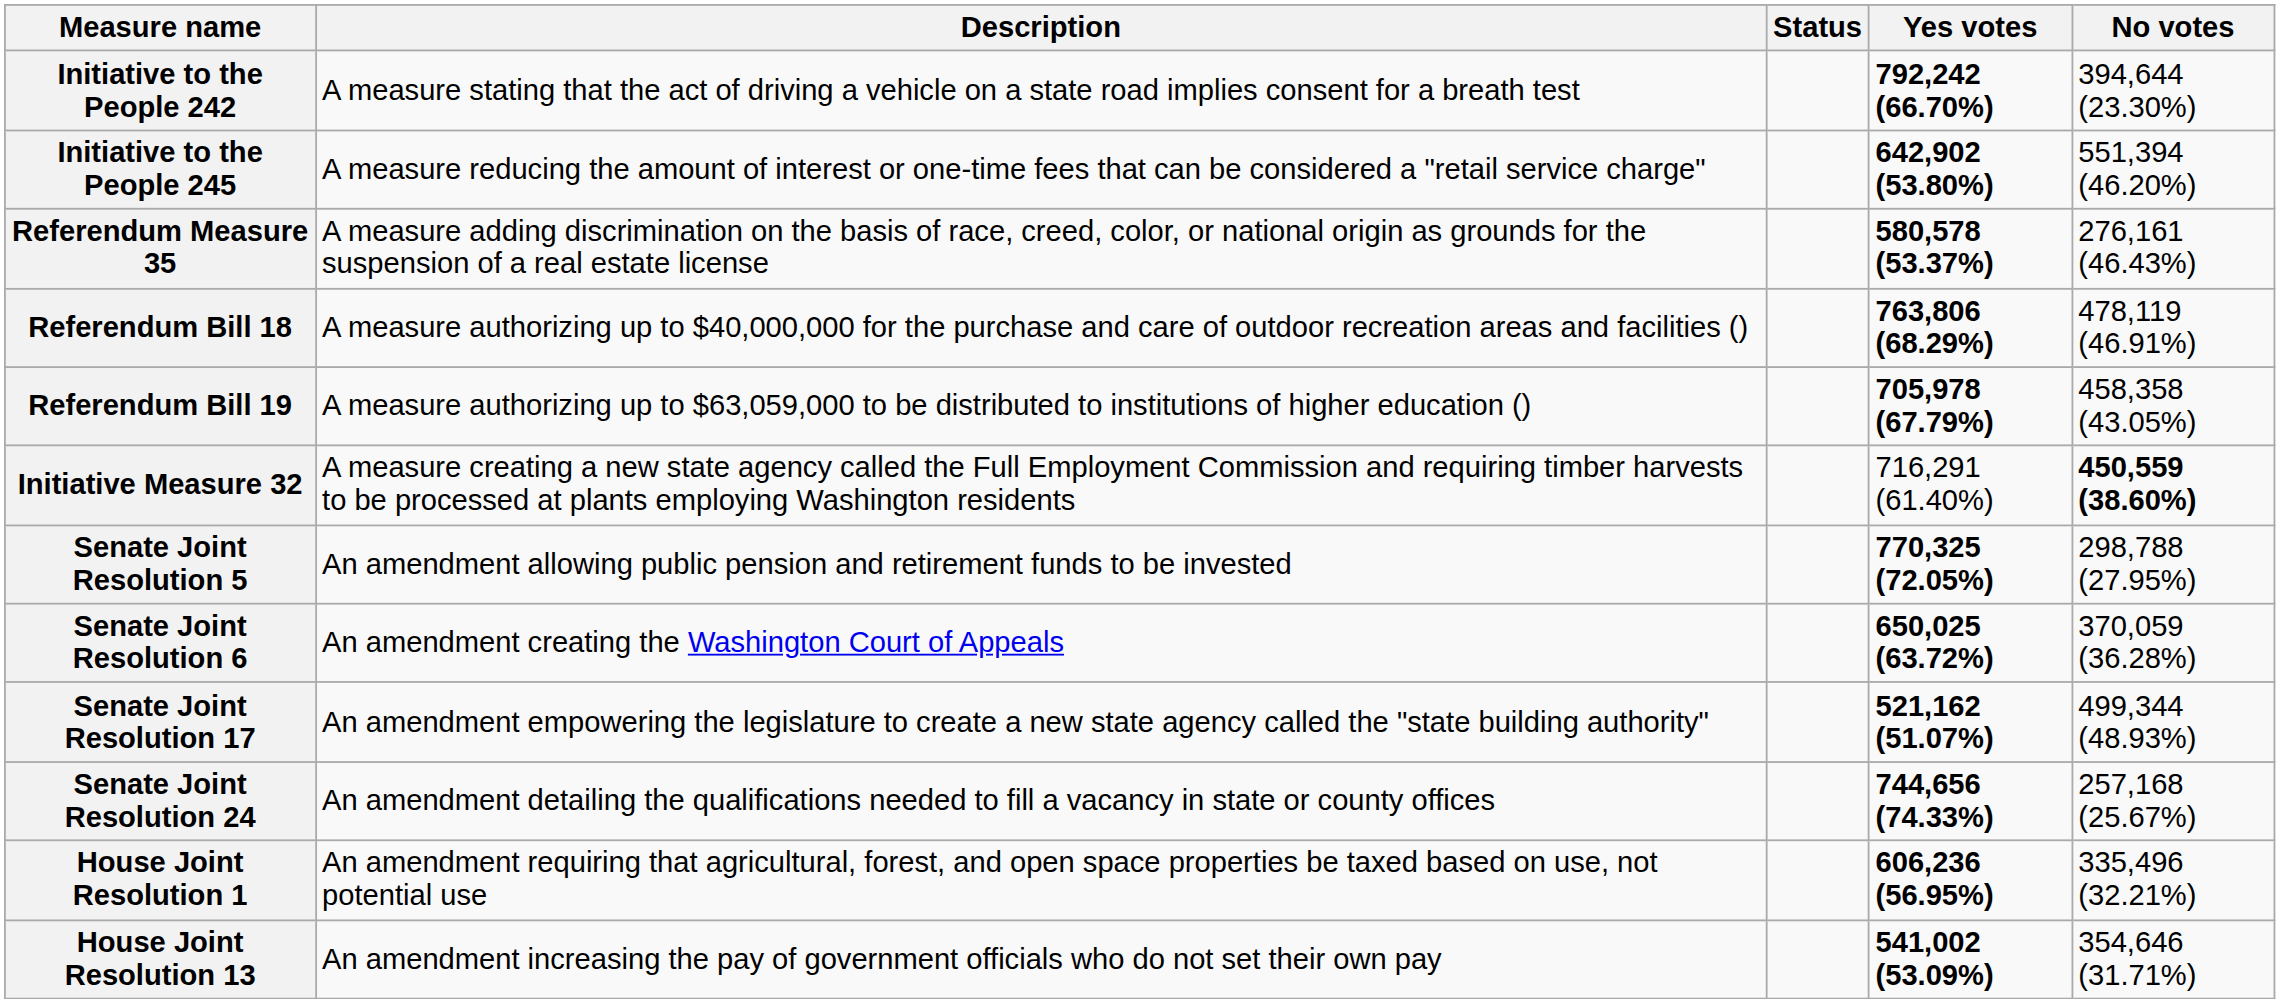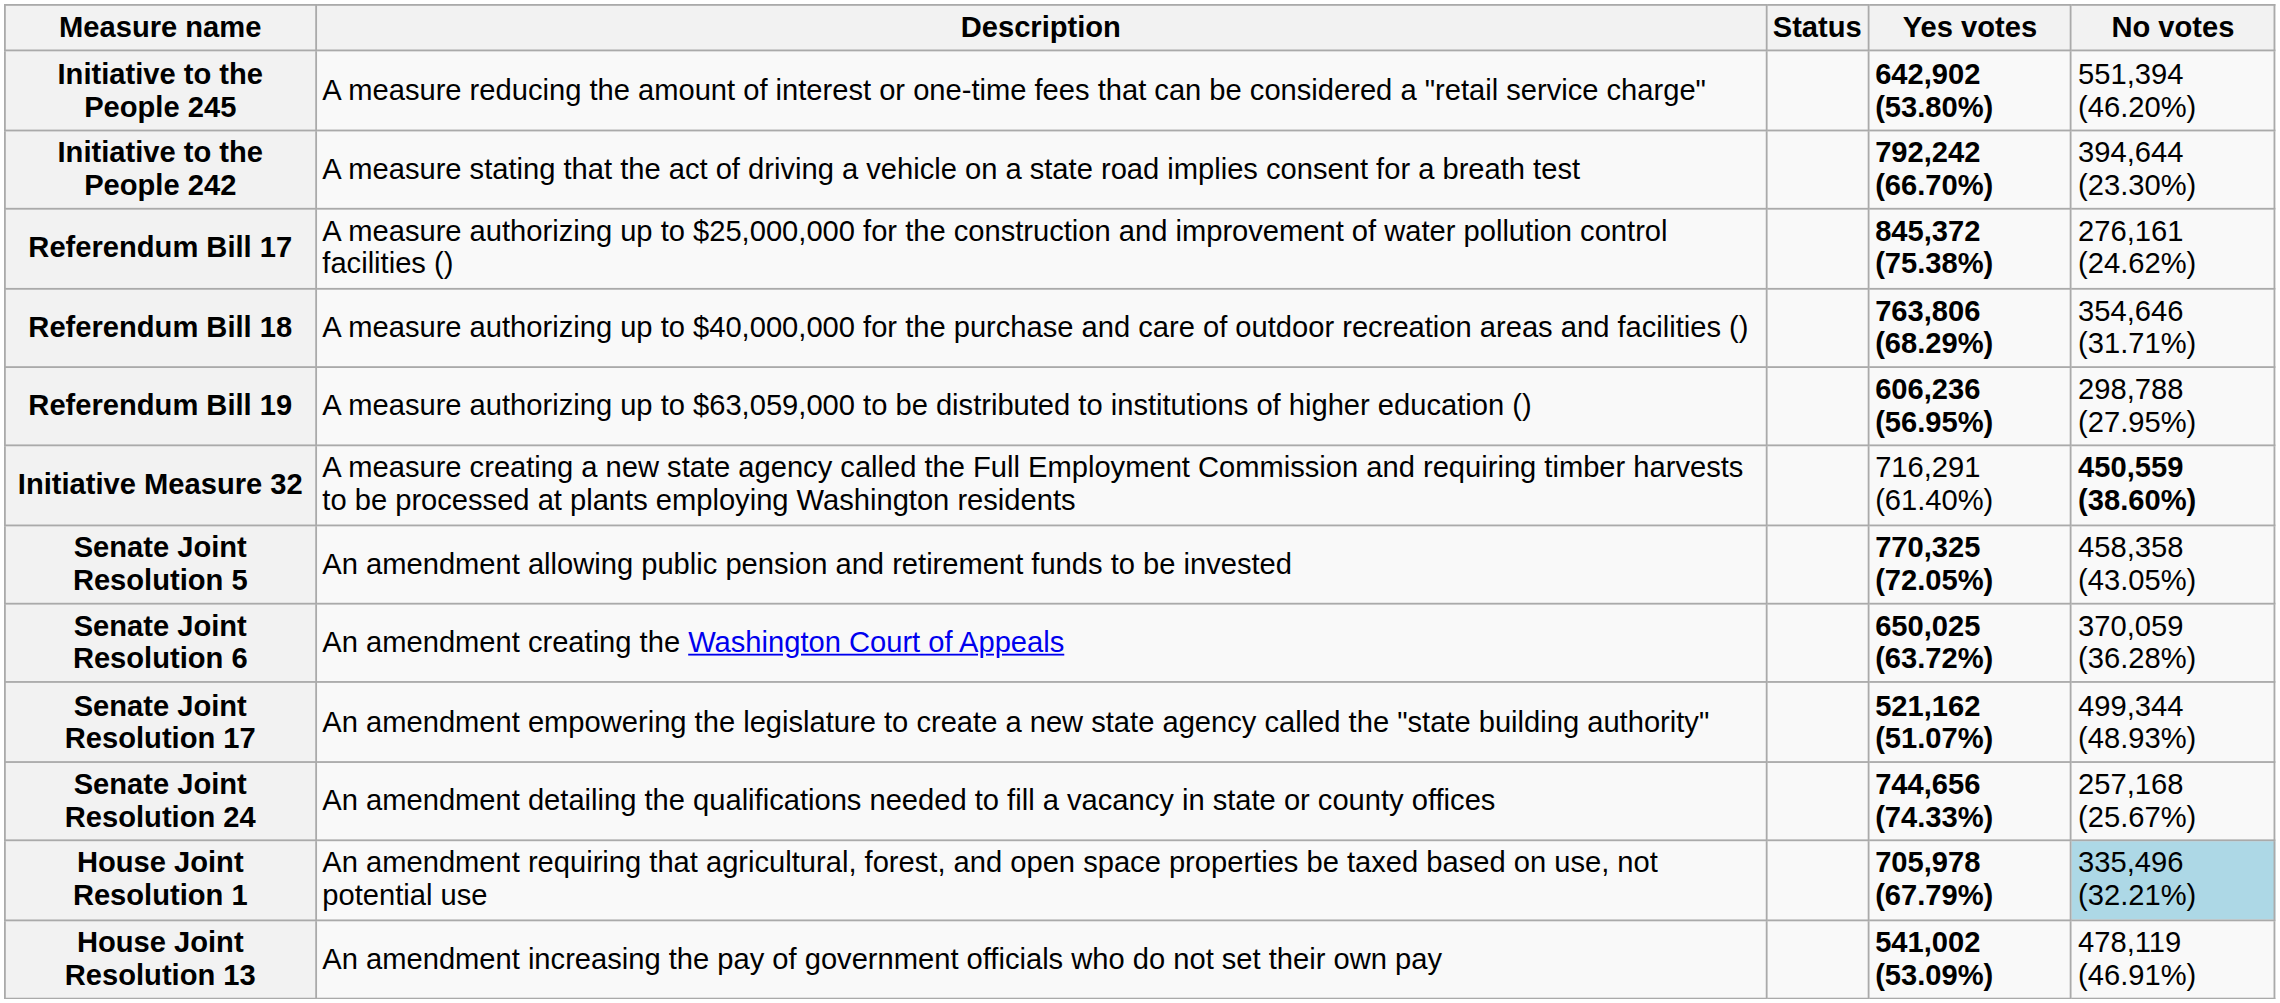rows swapped: (160, 90) <-> (160, 169)
- row: (160, 248)
+ row: (160, 248)
(2137, 326) 478,119 (46.91%) -> (2137, 326) 354,646 (31.71%)
(1935, 405) 705,978 (67.79%) -> (1934, 405) 606,236 (56.95%)
(2137, 405) 458,358 (43.05%) -> (2137, 405) 298,788 (27.95%)
(2137, 563) 298,788 (27.95%) -> (2137, 563) 458,358 (43.05%)
(1935, 879) 606,236 (56.95%) -> (1934, 879) 705,978 (67.79%)
(2137, 879) no background -> (2137, 879) lightblue background
(2137, 958) 354,646 (31.71%) -> (2137, 958) 478,119 (46.91%)
